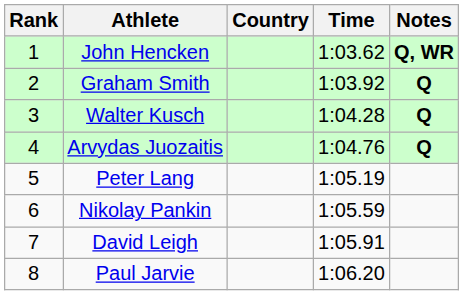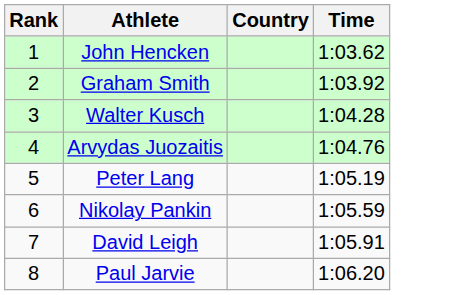- column: (424, 20)
